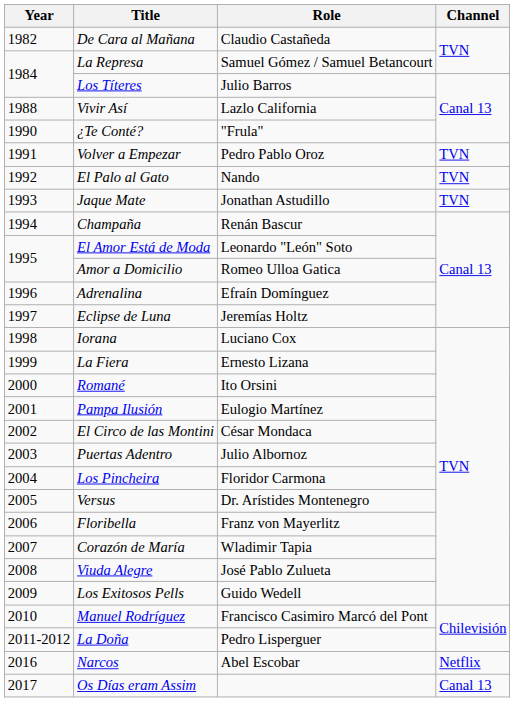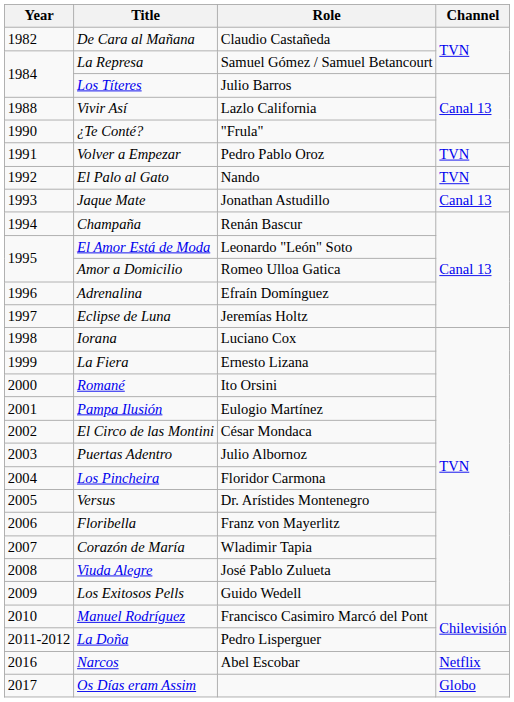(454, 200) TVN -> (465, 200) Canal 13
(465, 685) Canal 13 -> (458, 685) Globo
